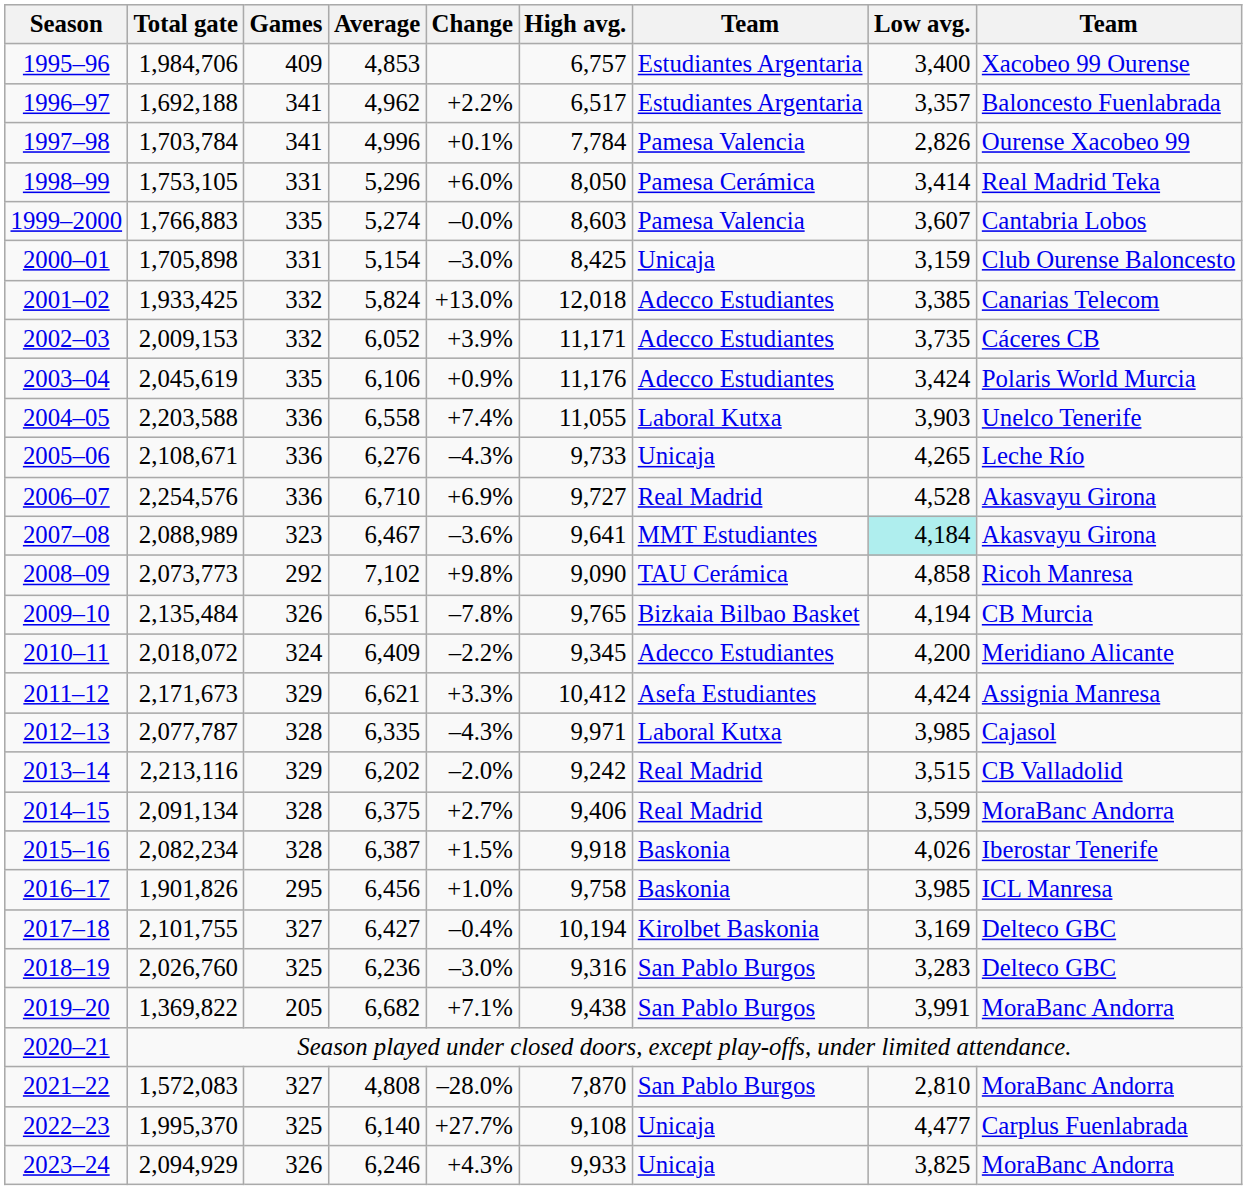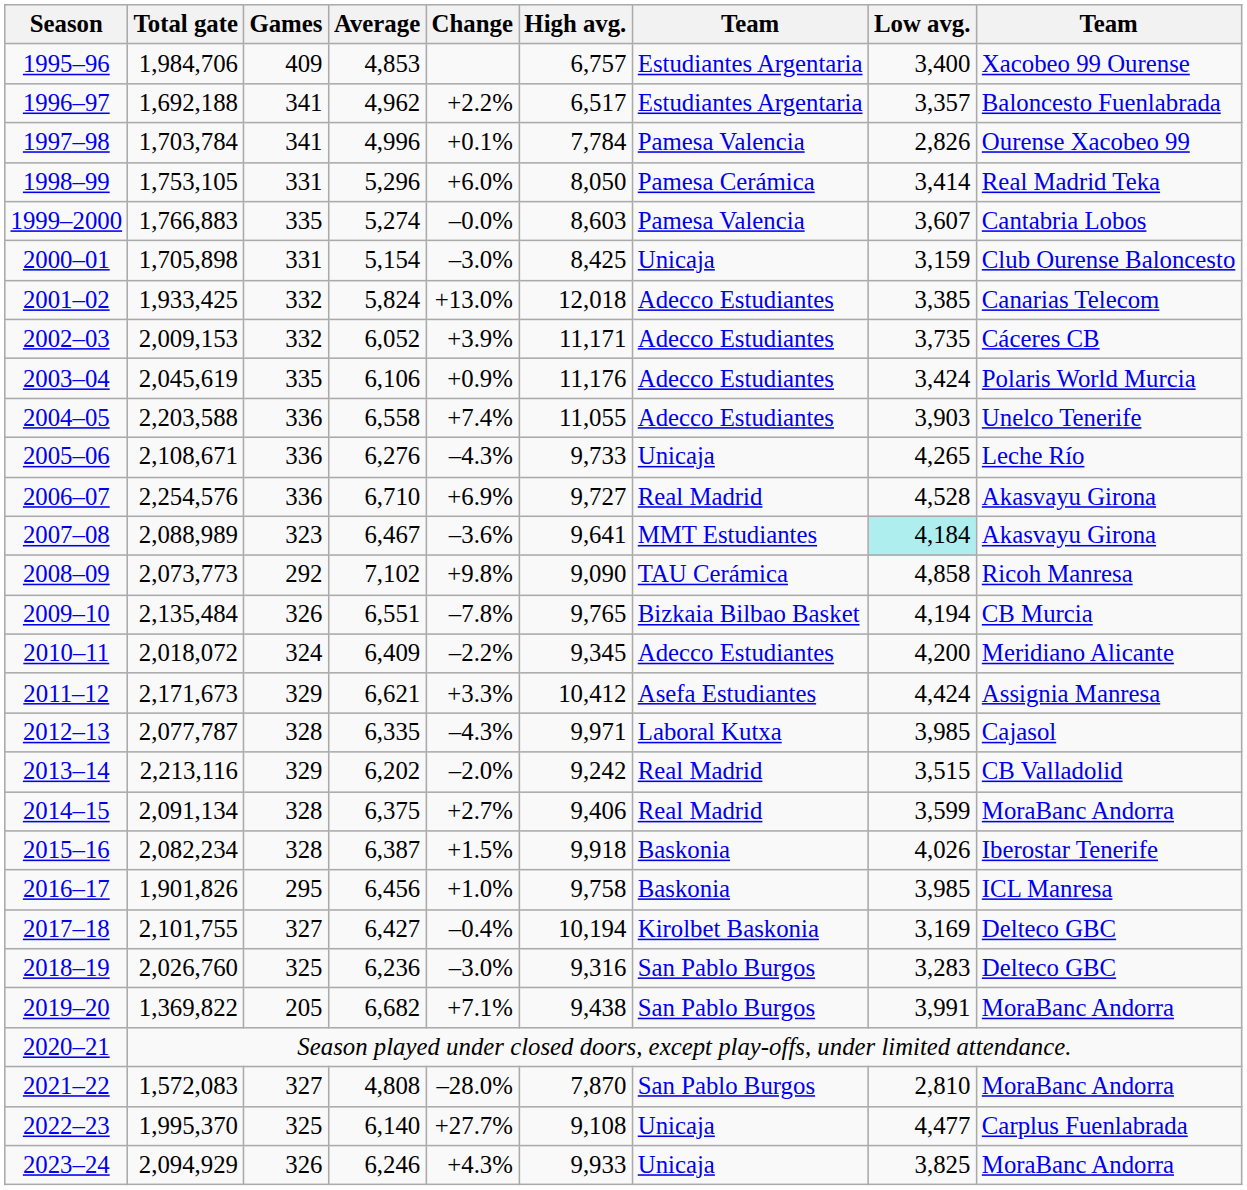(710, 417) Laboral Kutxa -> (736, 417) Adecco Estudiantes
